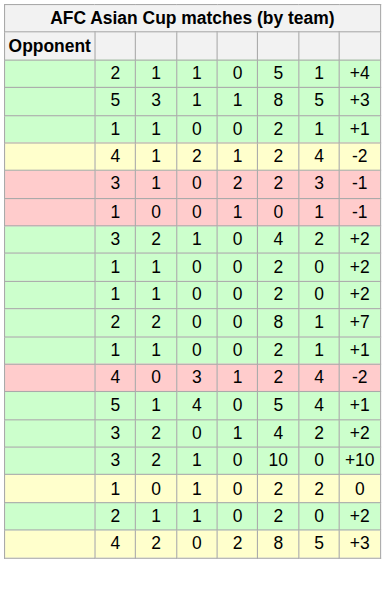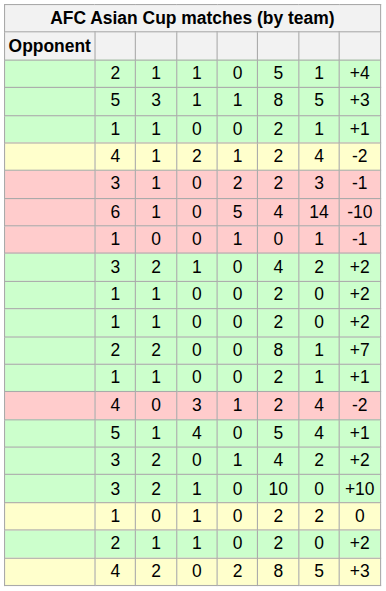+ row: (115, 211)
